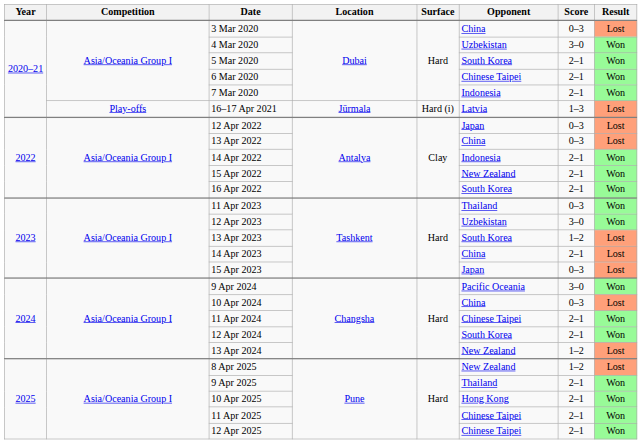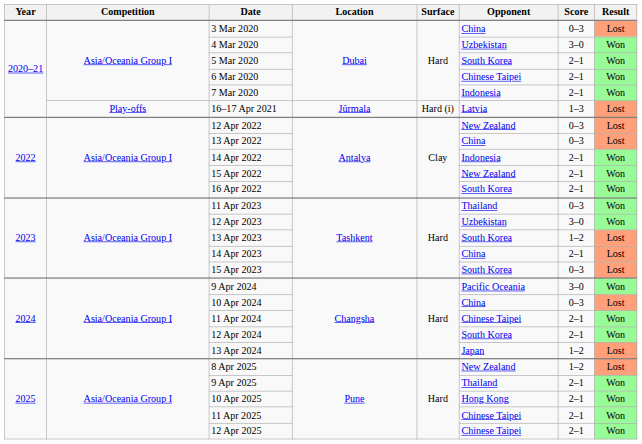(473, 125) Japan -> (488, 125) New Zealand
(473, 270) Japan -> (487, 270) South Korea
(488, 350) New Zealand -> (473, 350) Japan
